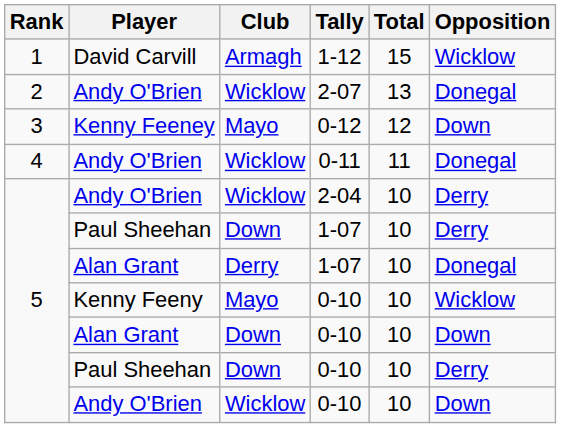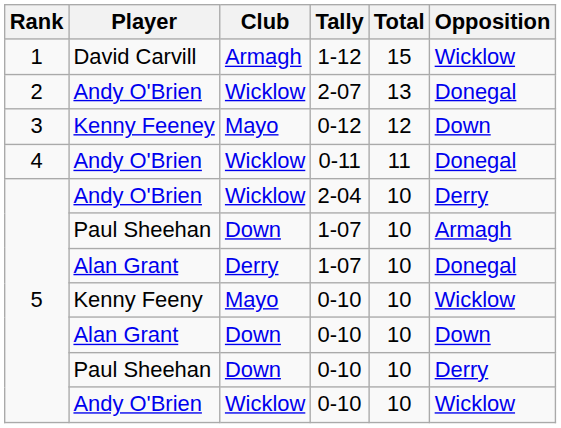(461, 230) Derry -> (473, 230) Armagh
(463, 404) Down -> (475, 404) Wicklow
